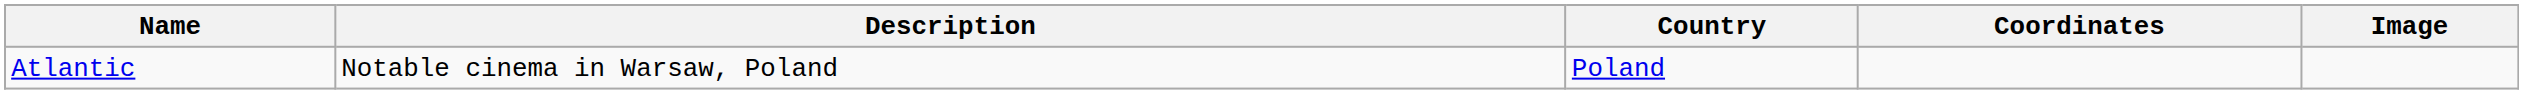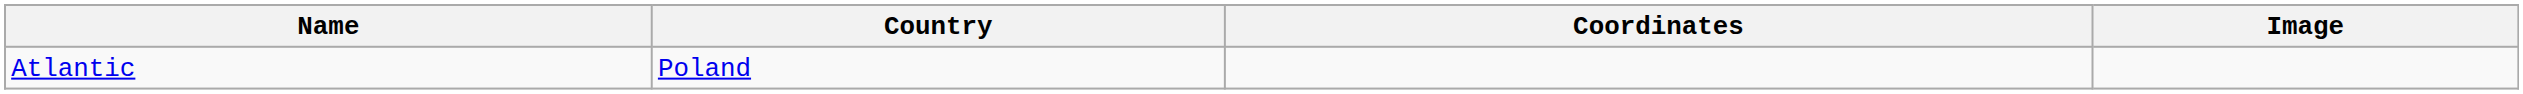- column: (950, 26)
